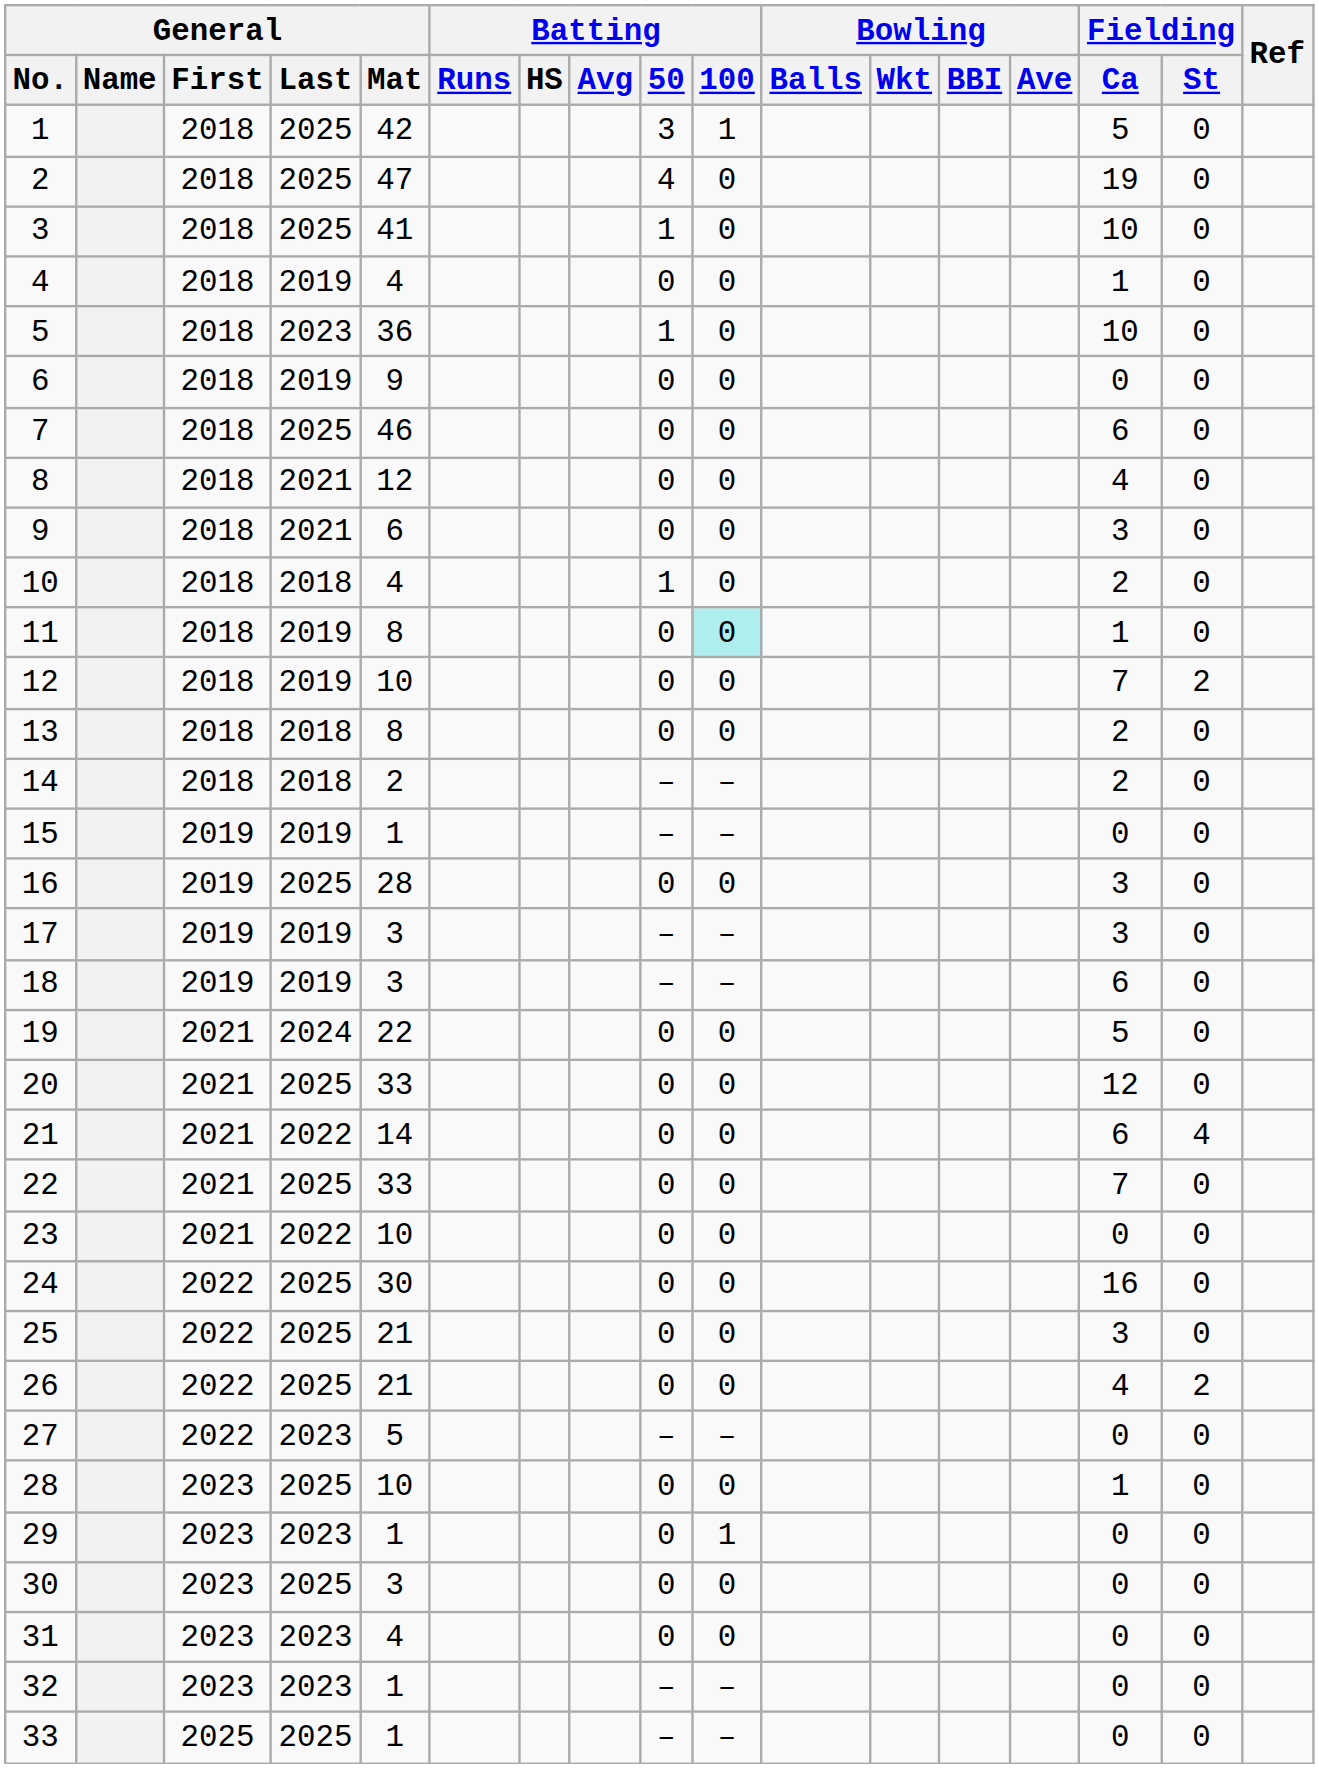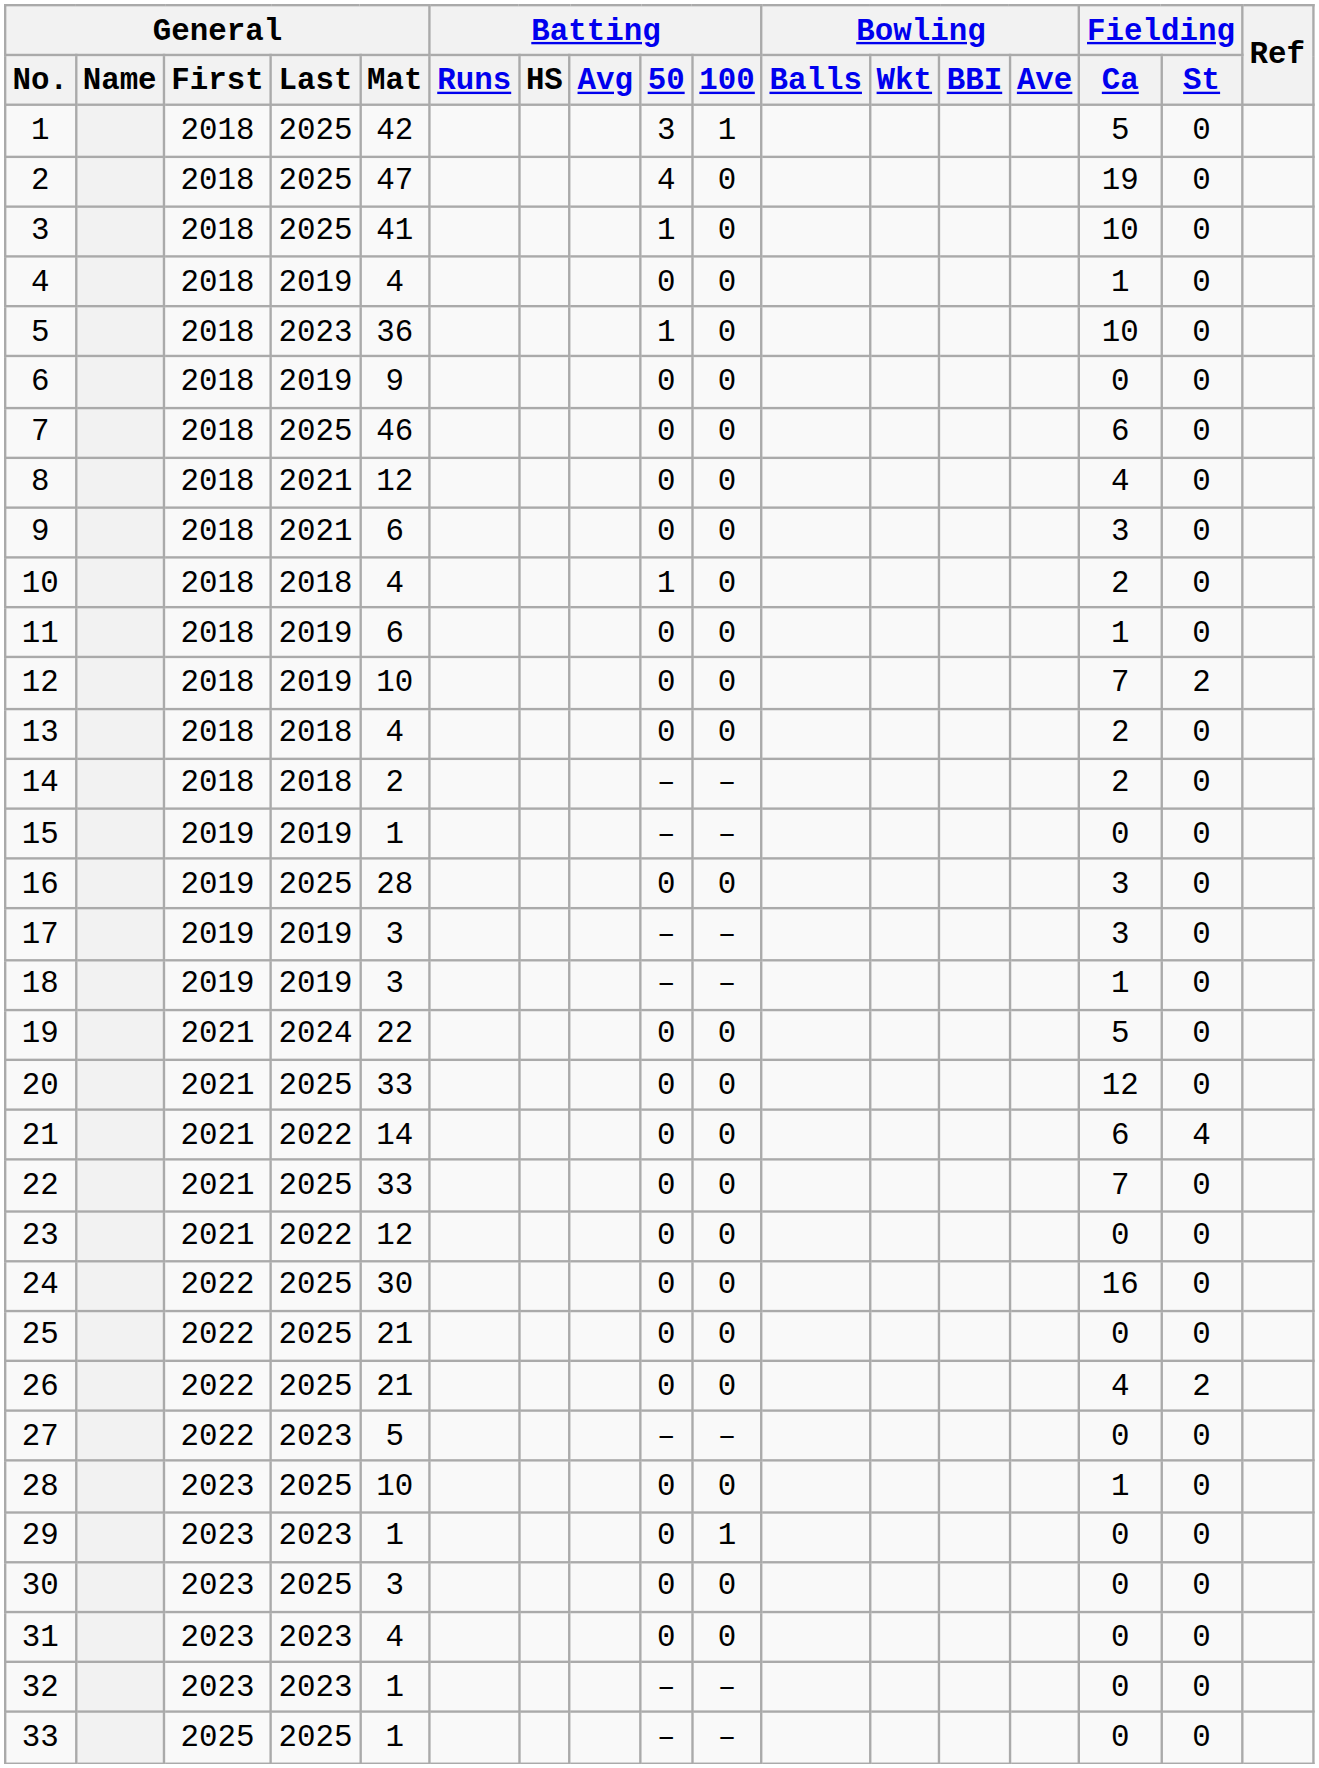(395, 633) 8 -> (395, 633) 6
(727, 633) paleturquoise background -> (727, 633) no background
(395, 733) 8 -> (395, 733) 4
(1120, 984) 6 -> (1120, 984) 1
(395, 1235) 10 -> (395, 1235) 12
(1120, 1336) 3 -> (1120, 1336) 0
